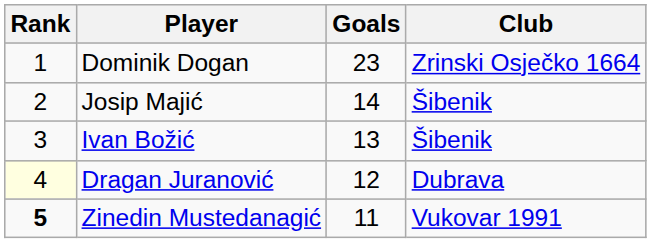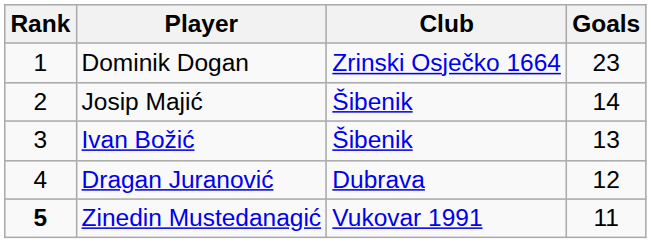columns swapped: (526, 23) <-> (366, 23)
(40, 179) lightyellow background -> (40, 179) no background
